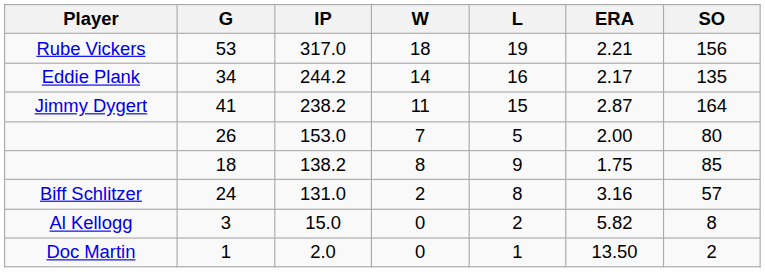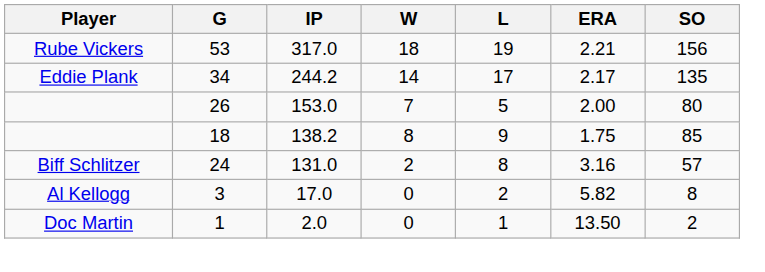(517, 77) 16 -> (503, 77) 17
- row: (226, 106)
(323, 223) 15.0 -> (314, 194) 17.0
